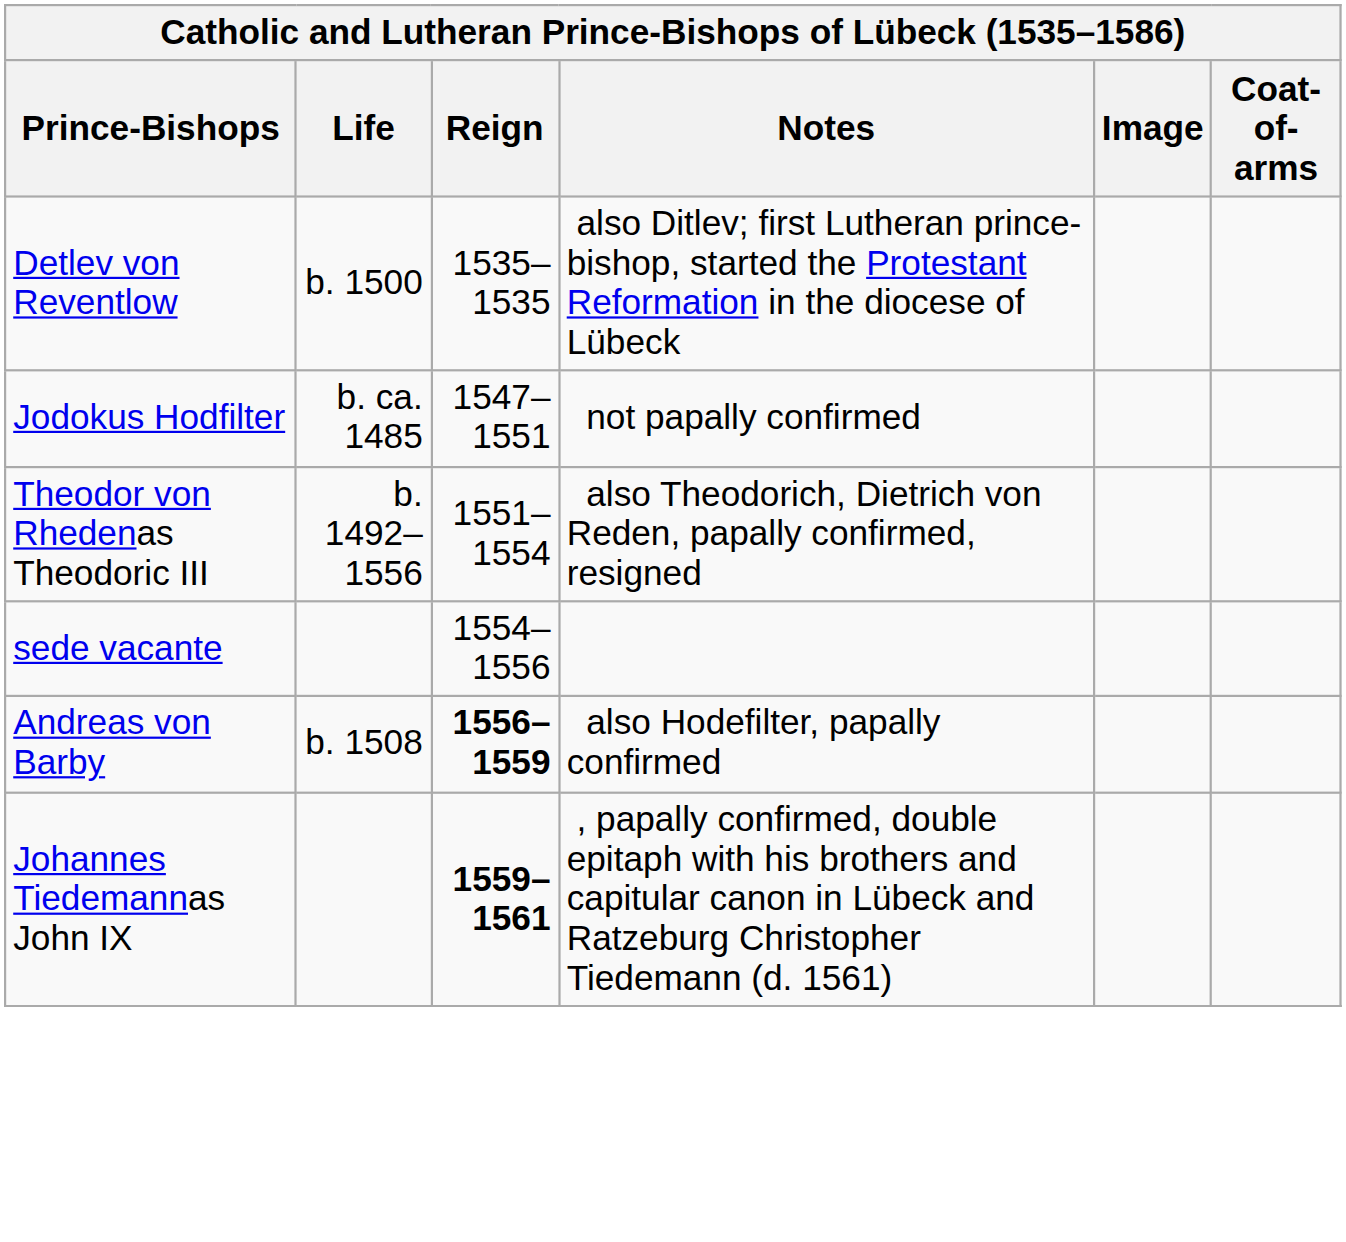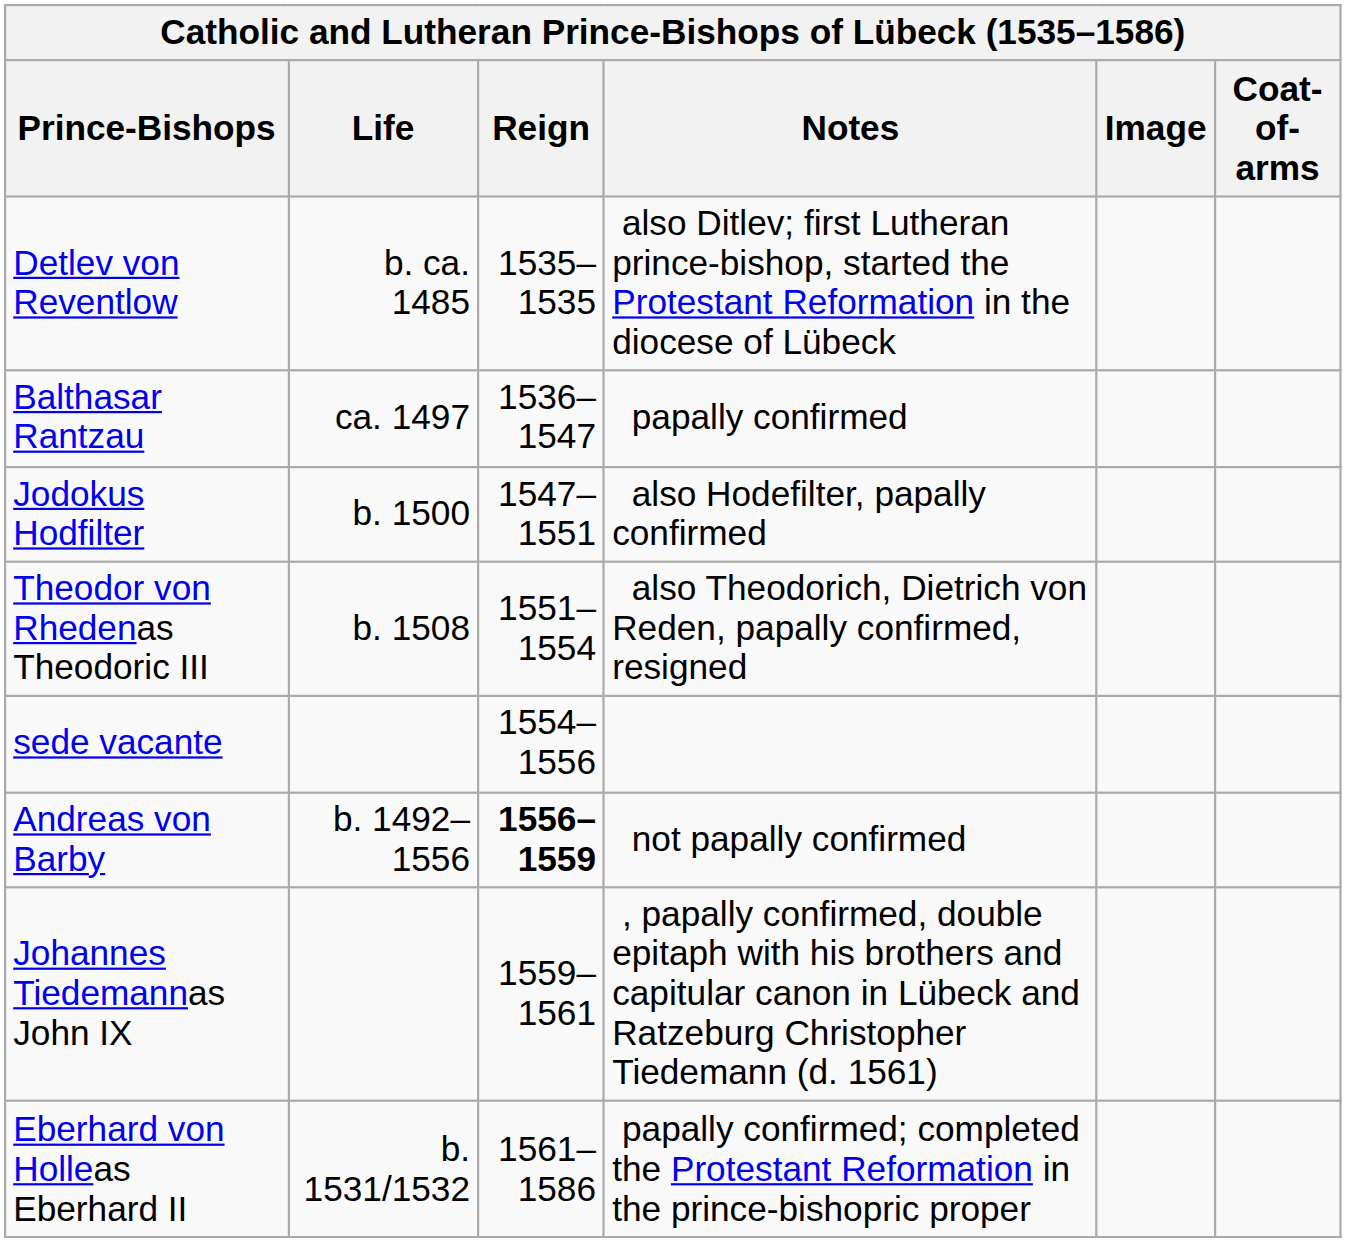(364, 282) b. 1500 -> (427, 282) b. ca. 1485
+ row: (88, 417)
(380, 417) b. ca. 1485 -> (411, 513) b. 1500
(744, 417) not papally confirmed -> (799, 513) also Hodefilter, papally confirmed
(374, 532) b. 1492–1556 -> (411, 628) b. 1508
(364, 743) b. 1508 -> (401, 838) b. 1492–1556
(754, 743) also Hodefilter, papally confirmed -> (789, 838) not papally confirmed
(502, 898) bold -> (547, 993) normal
+ row: (119, 1168)
